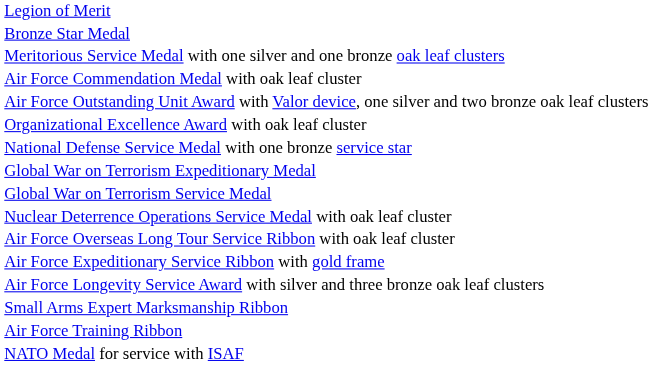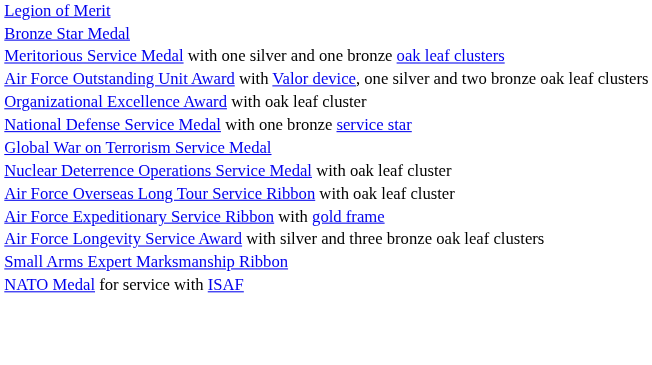- row: (183, 79)
- row: (160, 170)
- row: (93, 330)
